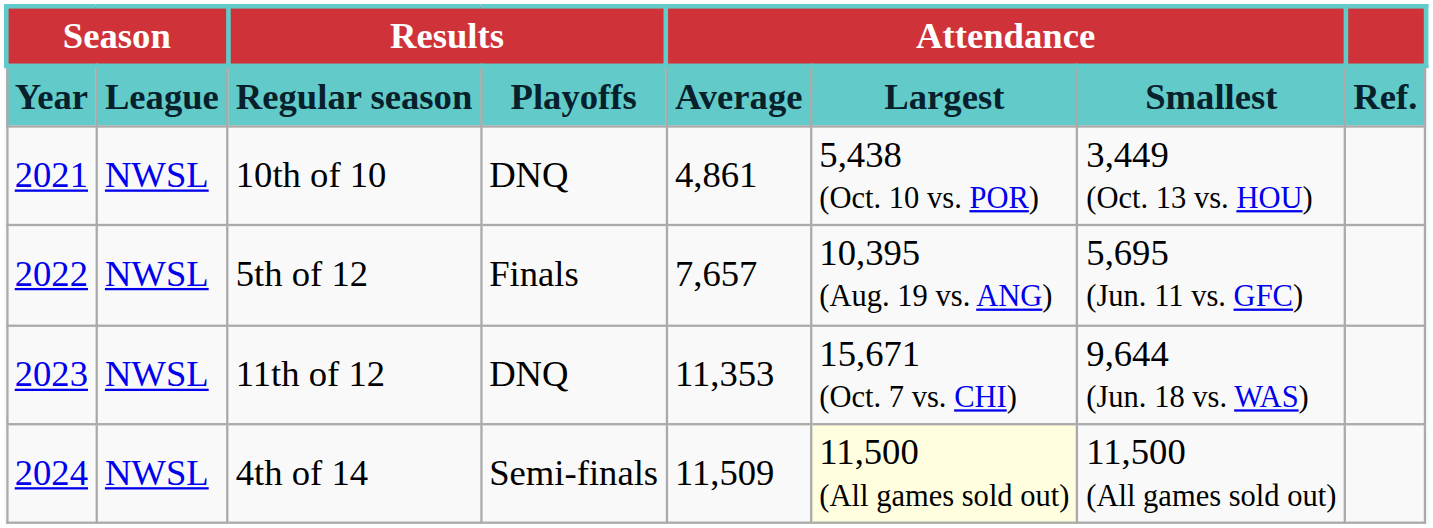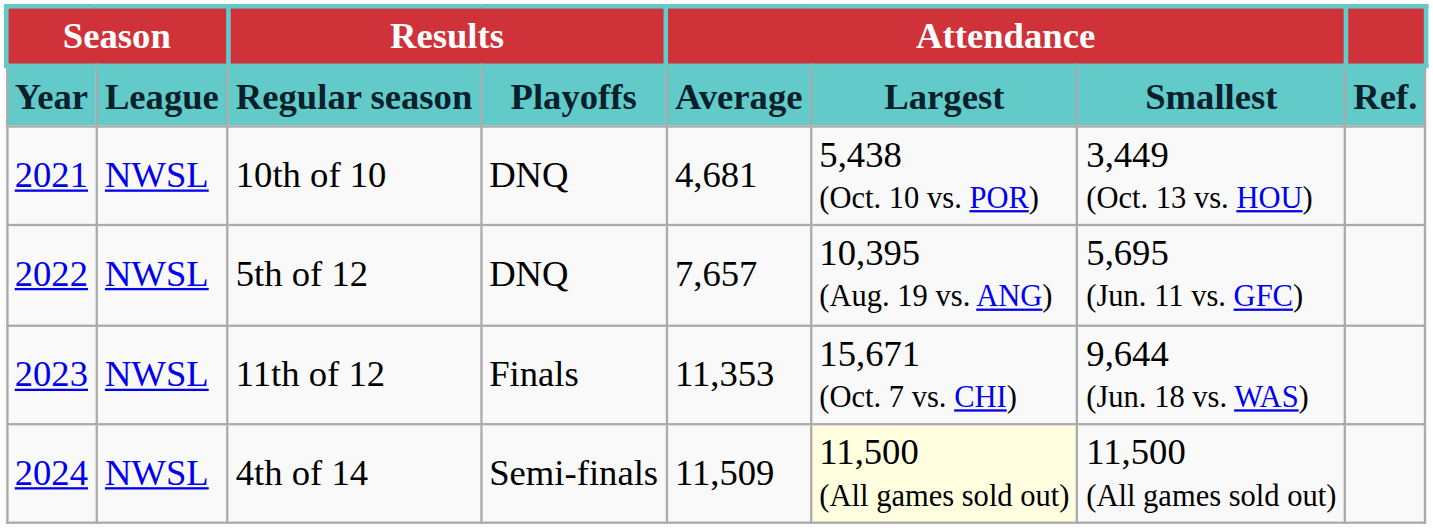(716, 174) 4,861 -> (716, 174) 4,681
(534, 274) Finals -> (529, 274) DNQ
(529, 373) DNQ -> (534, 373) Finals
